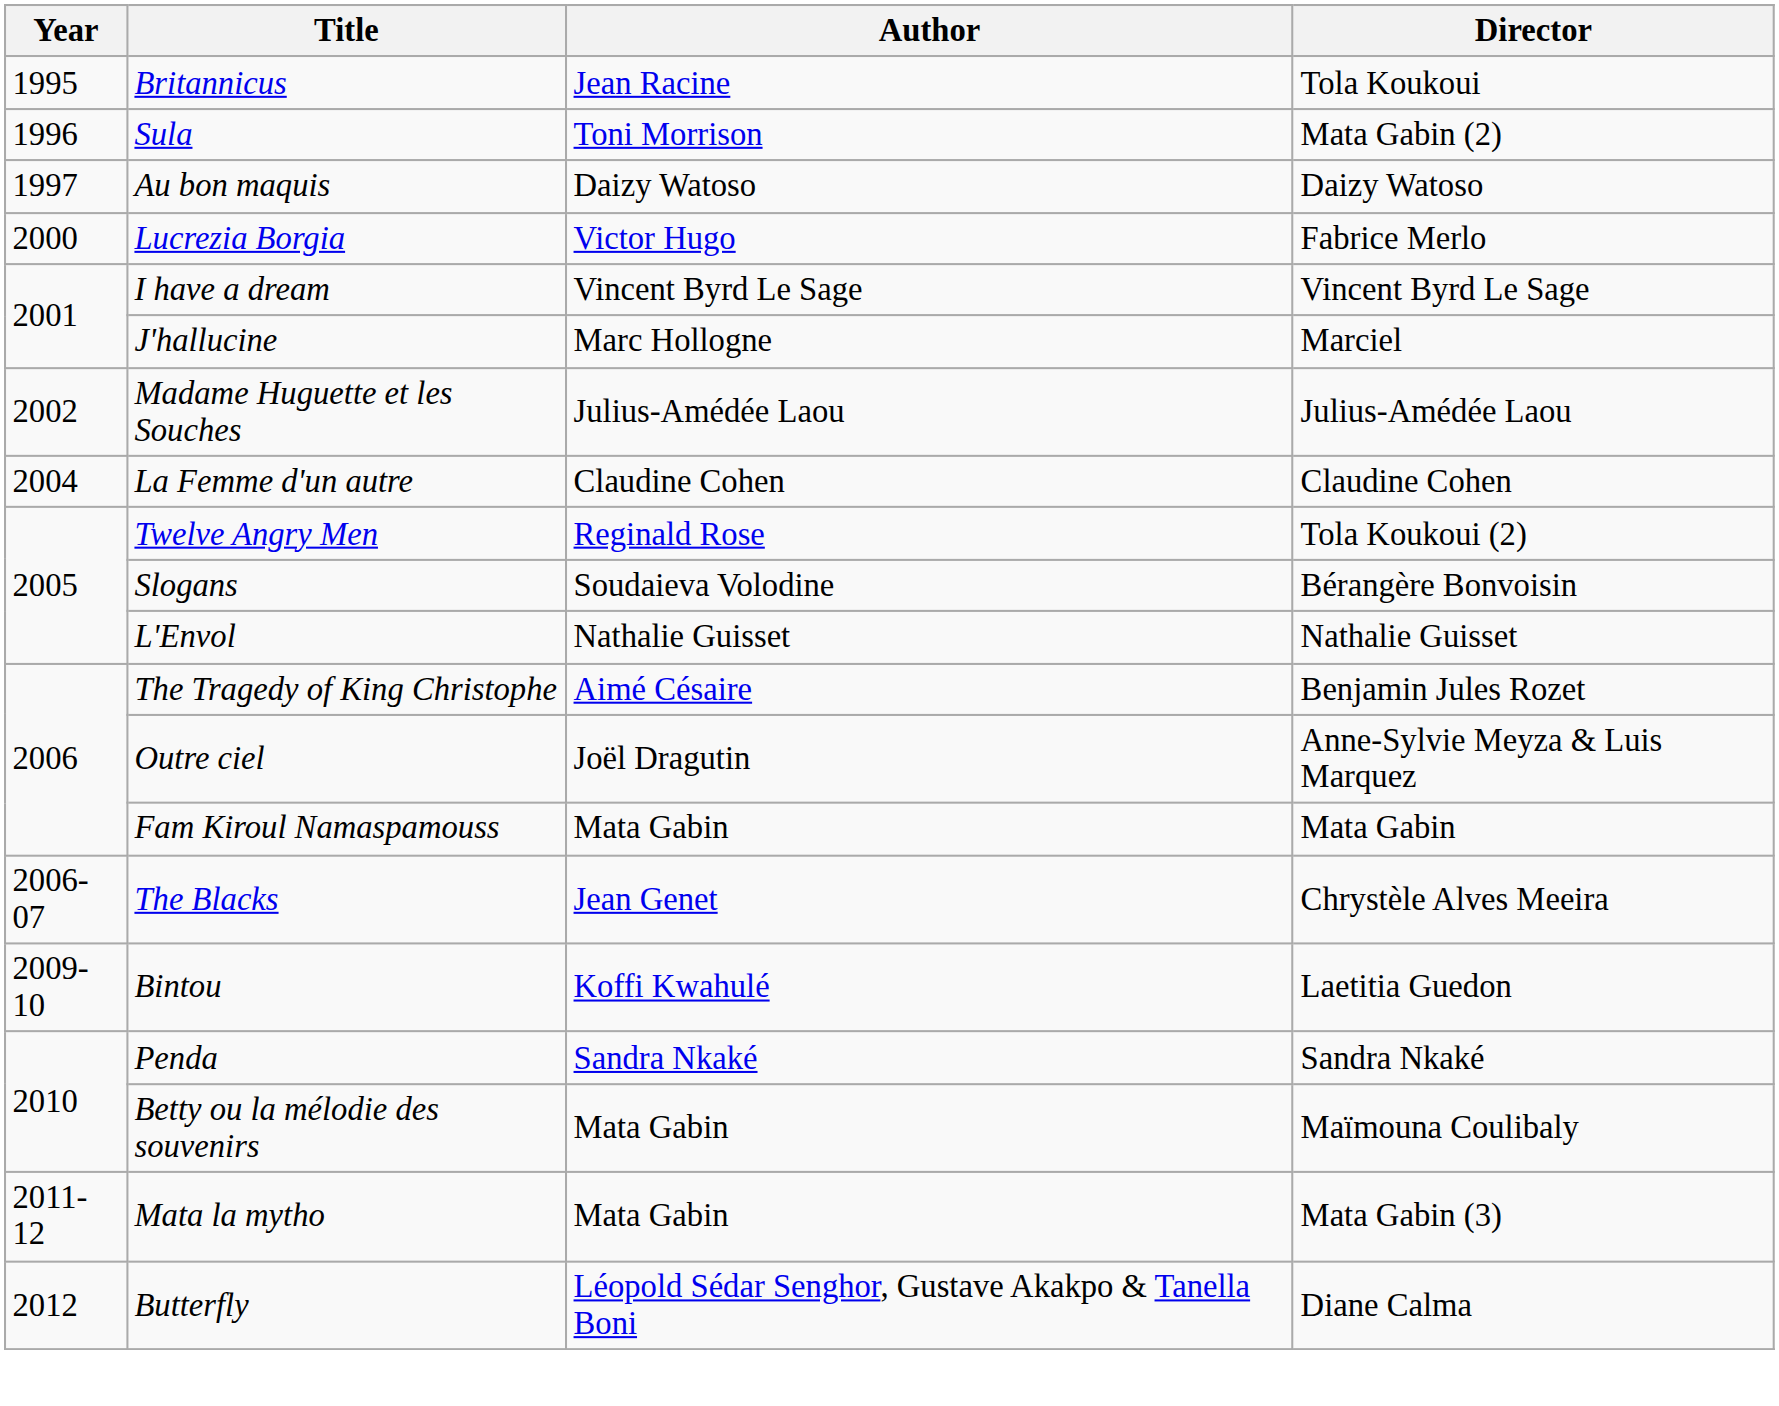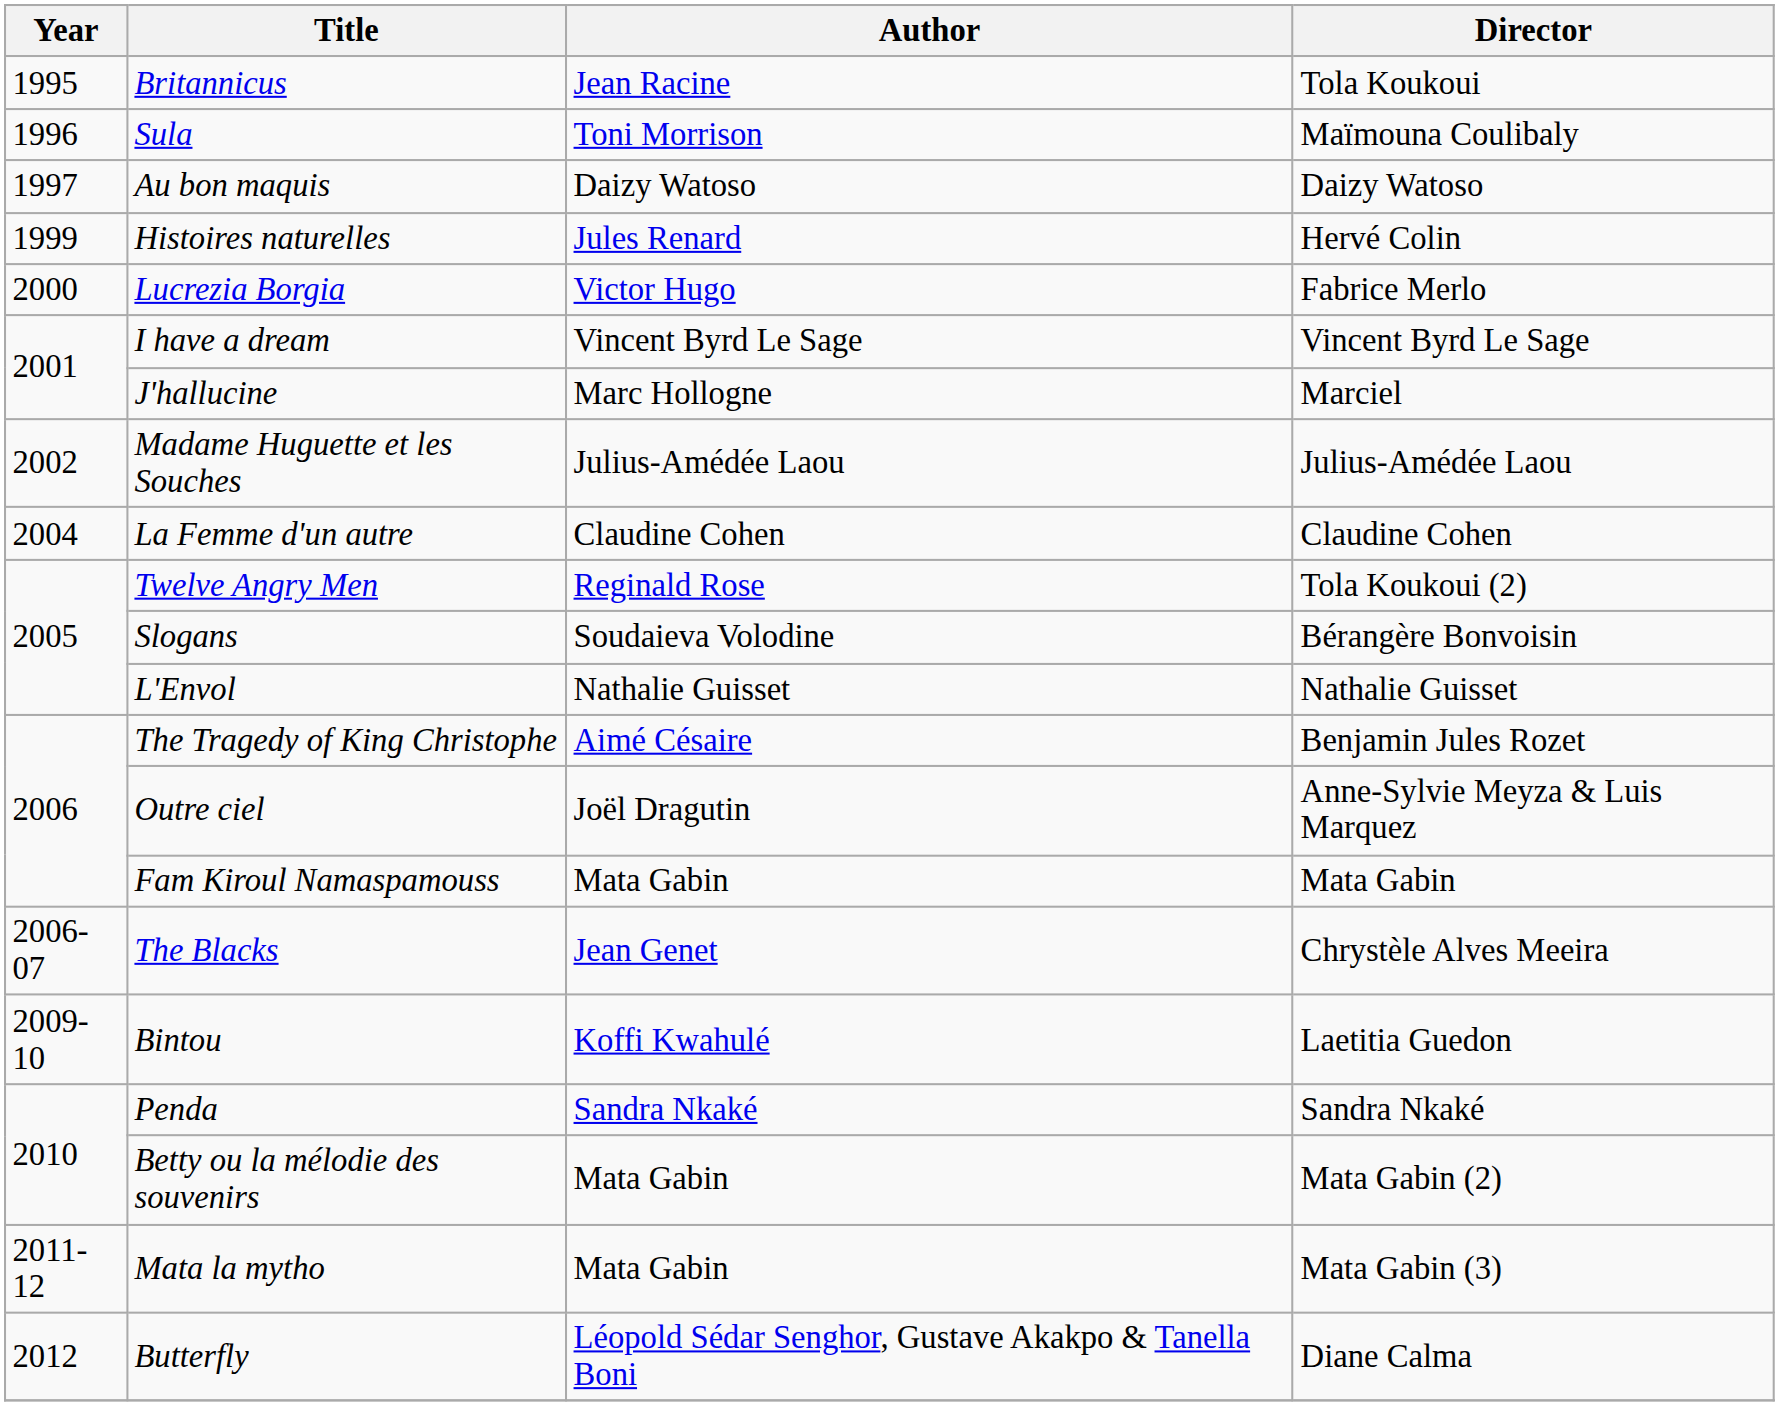(1401, 133) Mata Gabin (2) -> (1440, 133) Maïmouna Coulibaly
+ row: (262, 237)
(1440, 1127) Maïmouna Coulibaly -> (1401, 1179) Mata Gabin (2)
